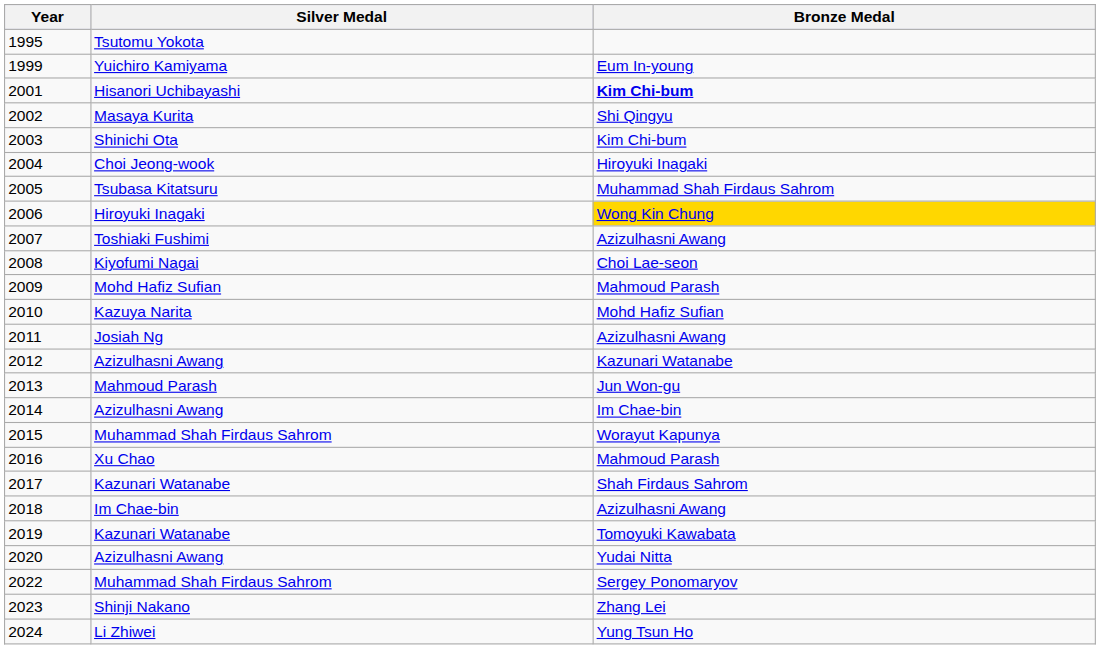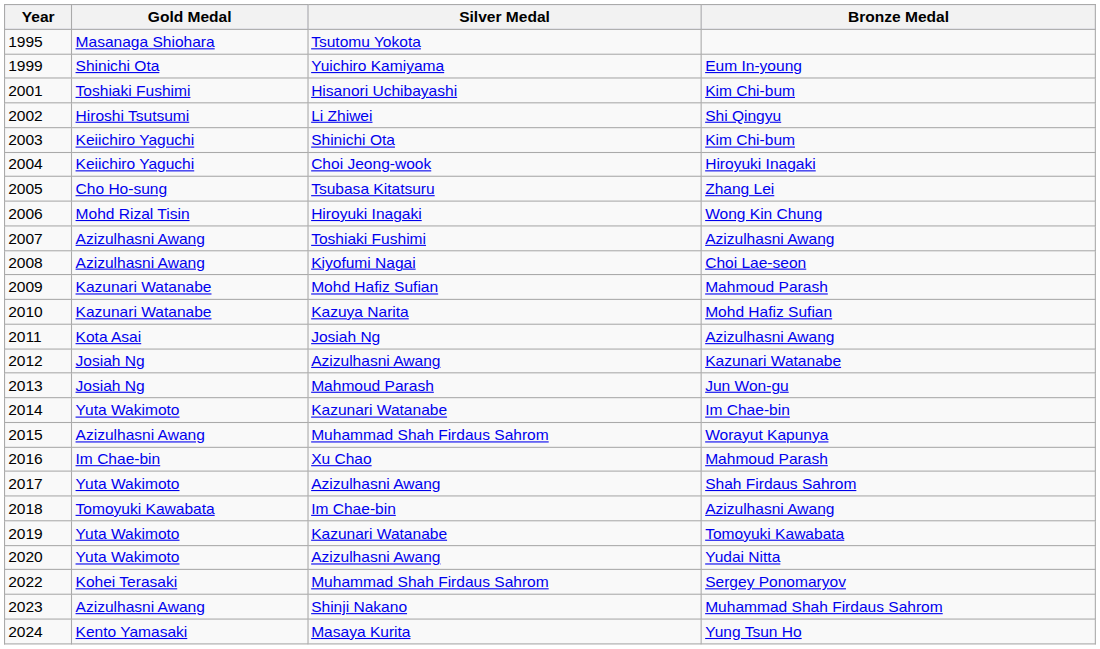+ column: (190, 17)
(645, 91) bold -> (750, 91) normal
(144, 115) Masaya Kurita -> (342, 115) Li Zhiwei
(715, 189) Muhammad Shah Firdaus Sahrom -> (740, 189) Zhang Lei
(655, 214) gold background -> (764, 214) no background
(159, 410) Azizulhasni Awang -> (379, 410) Kazunari Watanabe
(162, 484) Kazunari Watanabe -> (376, 484) Azizulhasni Awang
(631, 607) Zhang Lei -> (824, 607) Muhammad Shah Firdaus Sahrom
(125, 631) Li Zhiwei -> (361, 631) Masaya Kurita
